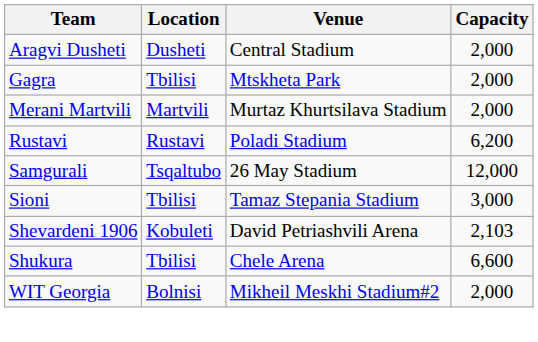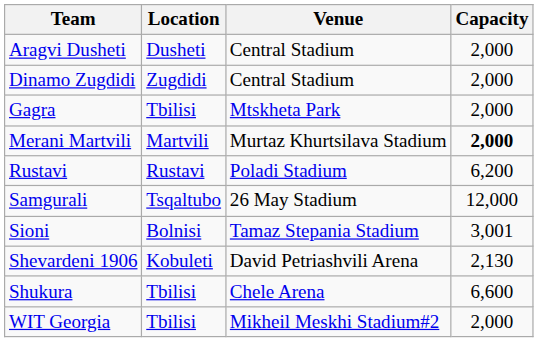+ row: (72, 79)
(492, 110) normal -> (492, 140) bold
(171, 200) Tbilisi -> (174, 230) Bolnisi
(492, 200) 3,000 -> (492, 230) 3,001
(492, 230) 2,103 -> (492, 261) 2,130
(174, 291) Bolnisi -> (171, 321) Tbilisi
